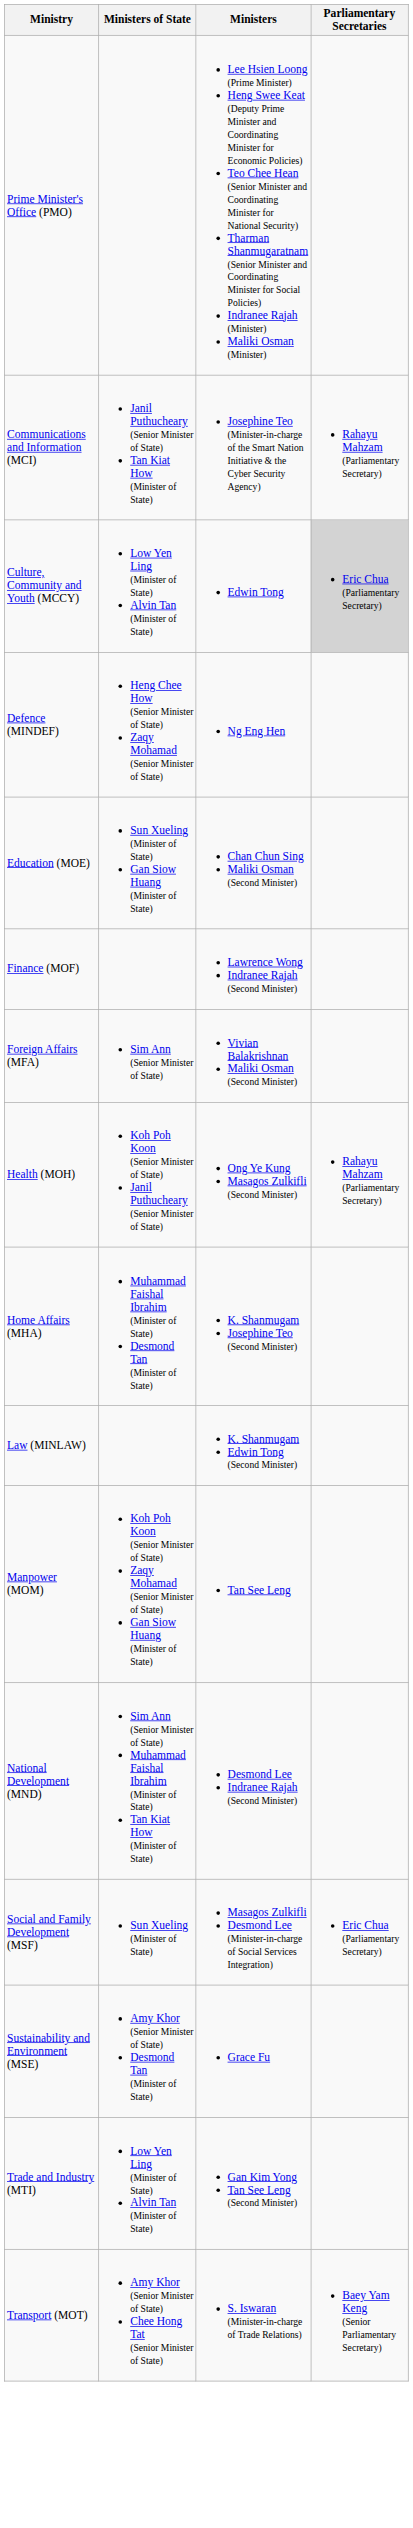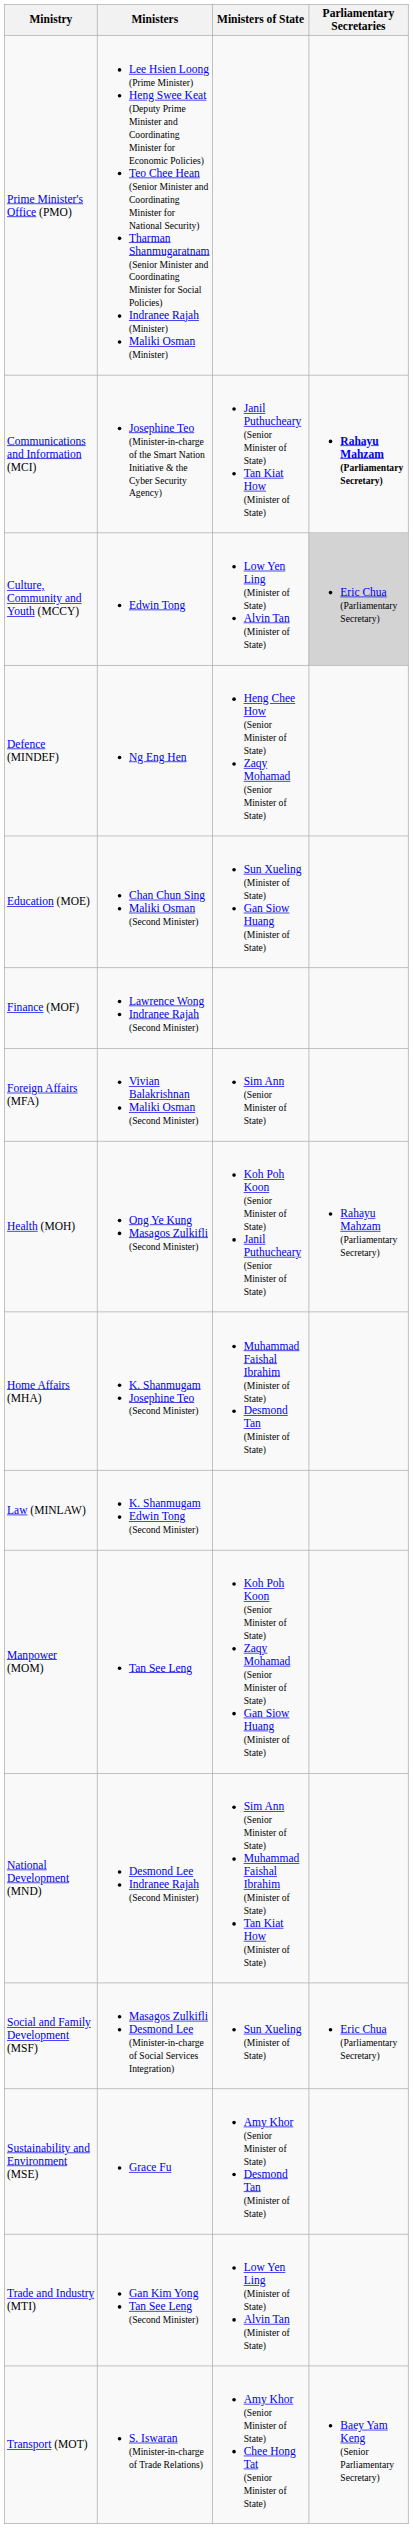columns swapped: (253, 20) <-> (147, 20)
(359, 454) normal -> (358, 460) bold
